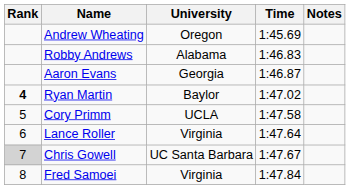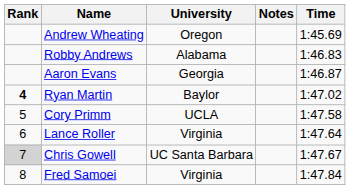columns swapped: (280, 14) <-> (324, 14)
